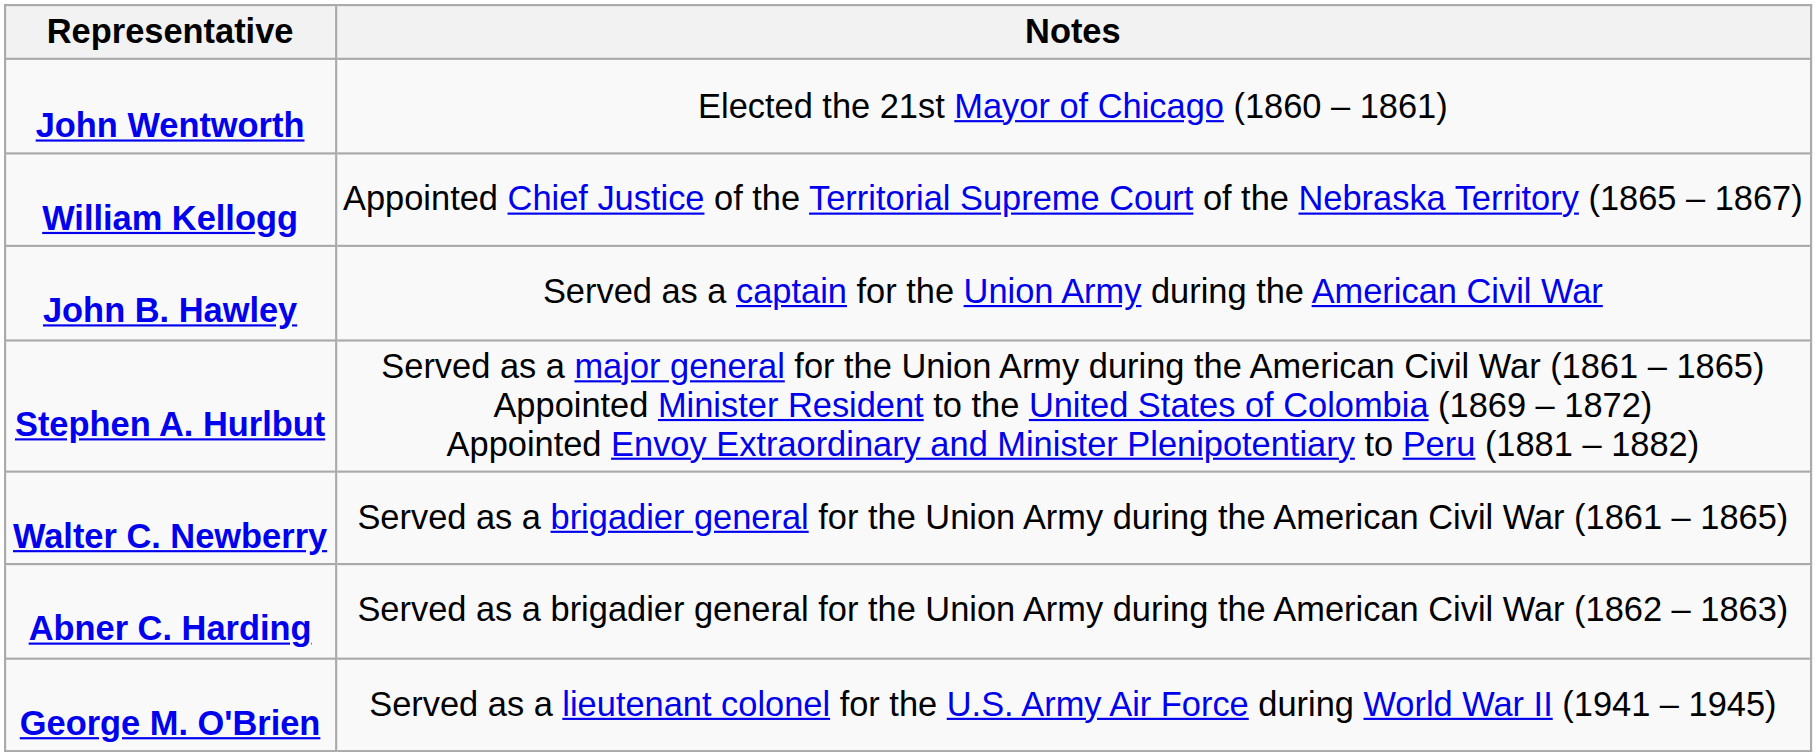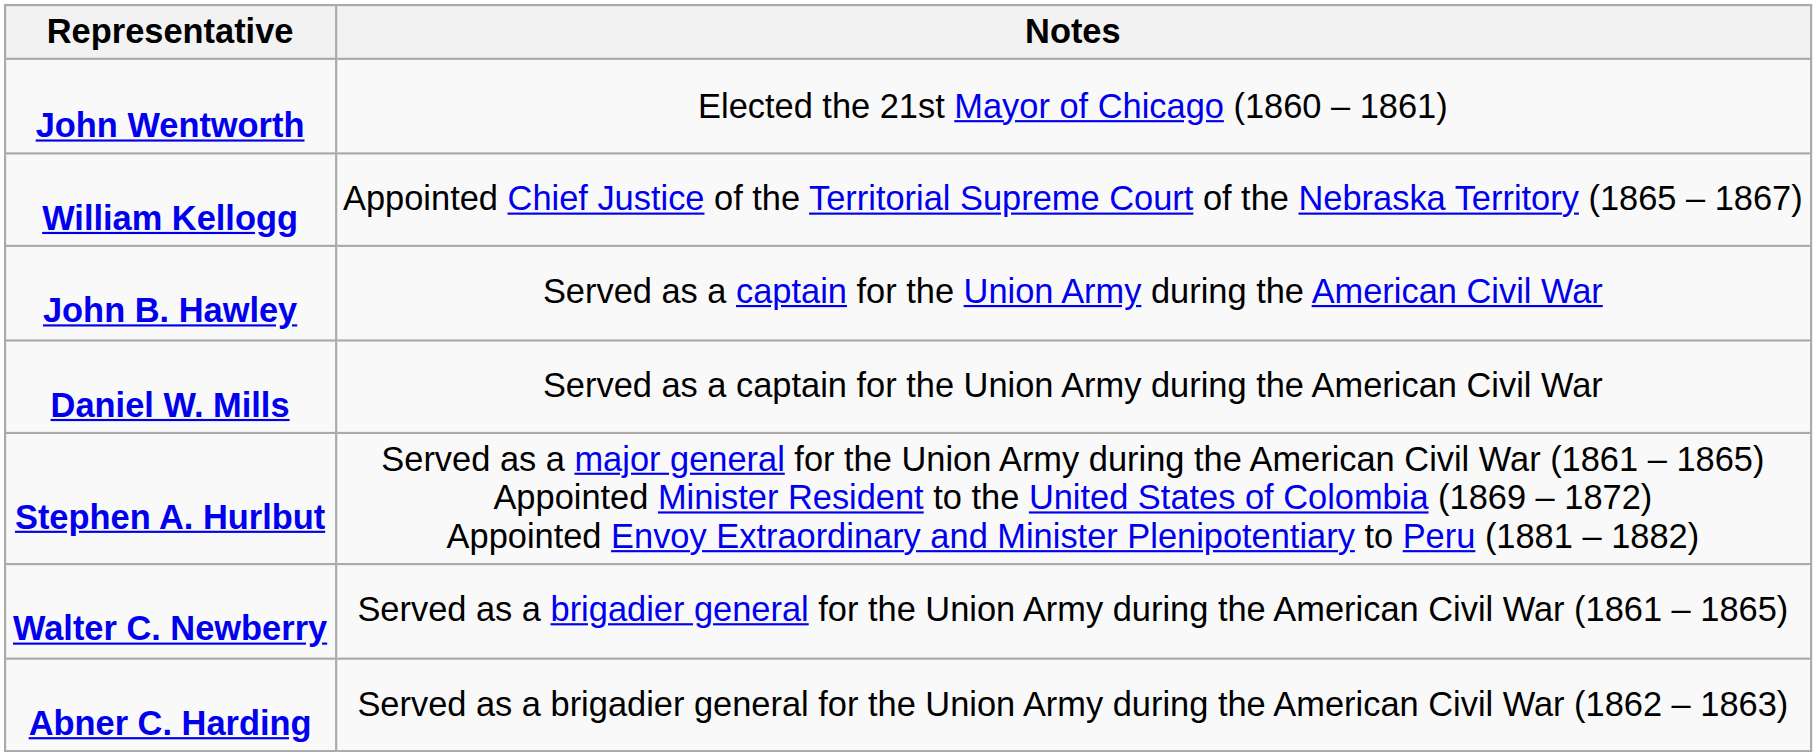+ row: (170, 404)
- row: (170, 723)
